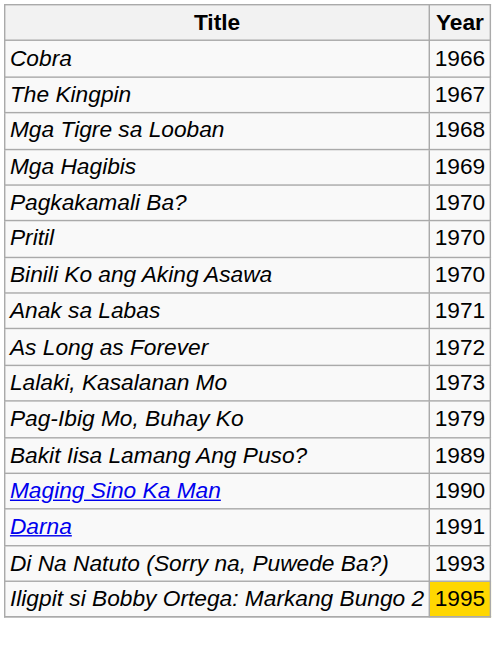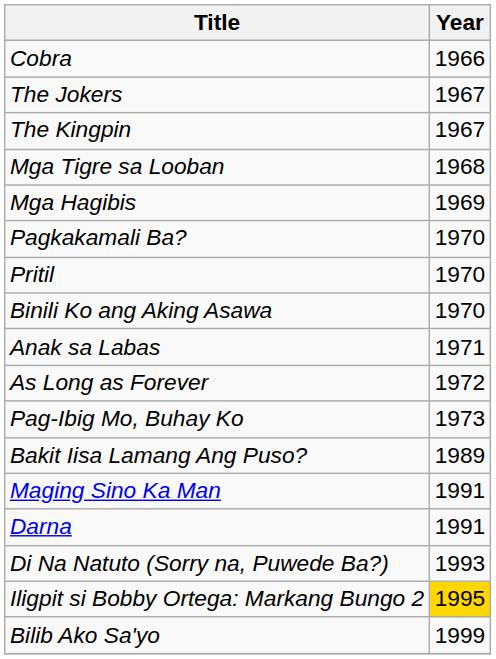+ row: (66, 94)
- row: (119, 382)
(460, 418) 1979 -> (460, 418) 1973
(460, 490) 1990 -> (460, 490) 1991
+ row: (85, 635)
